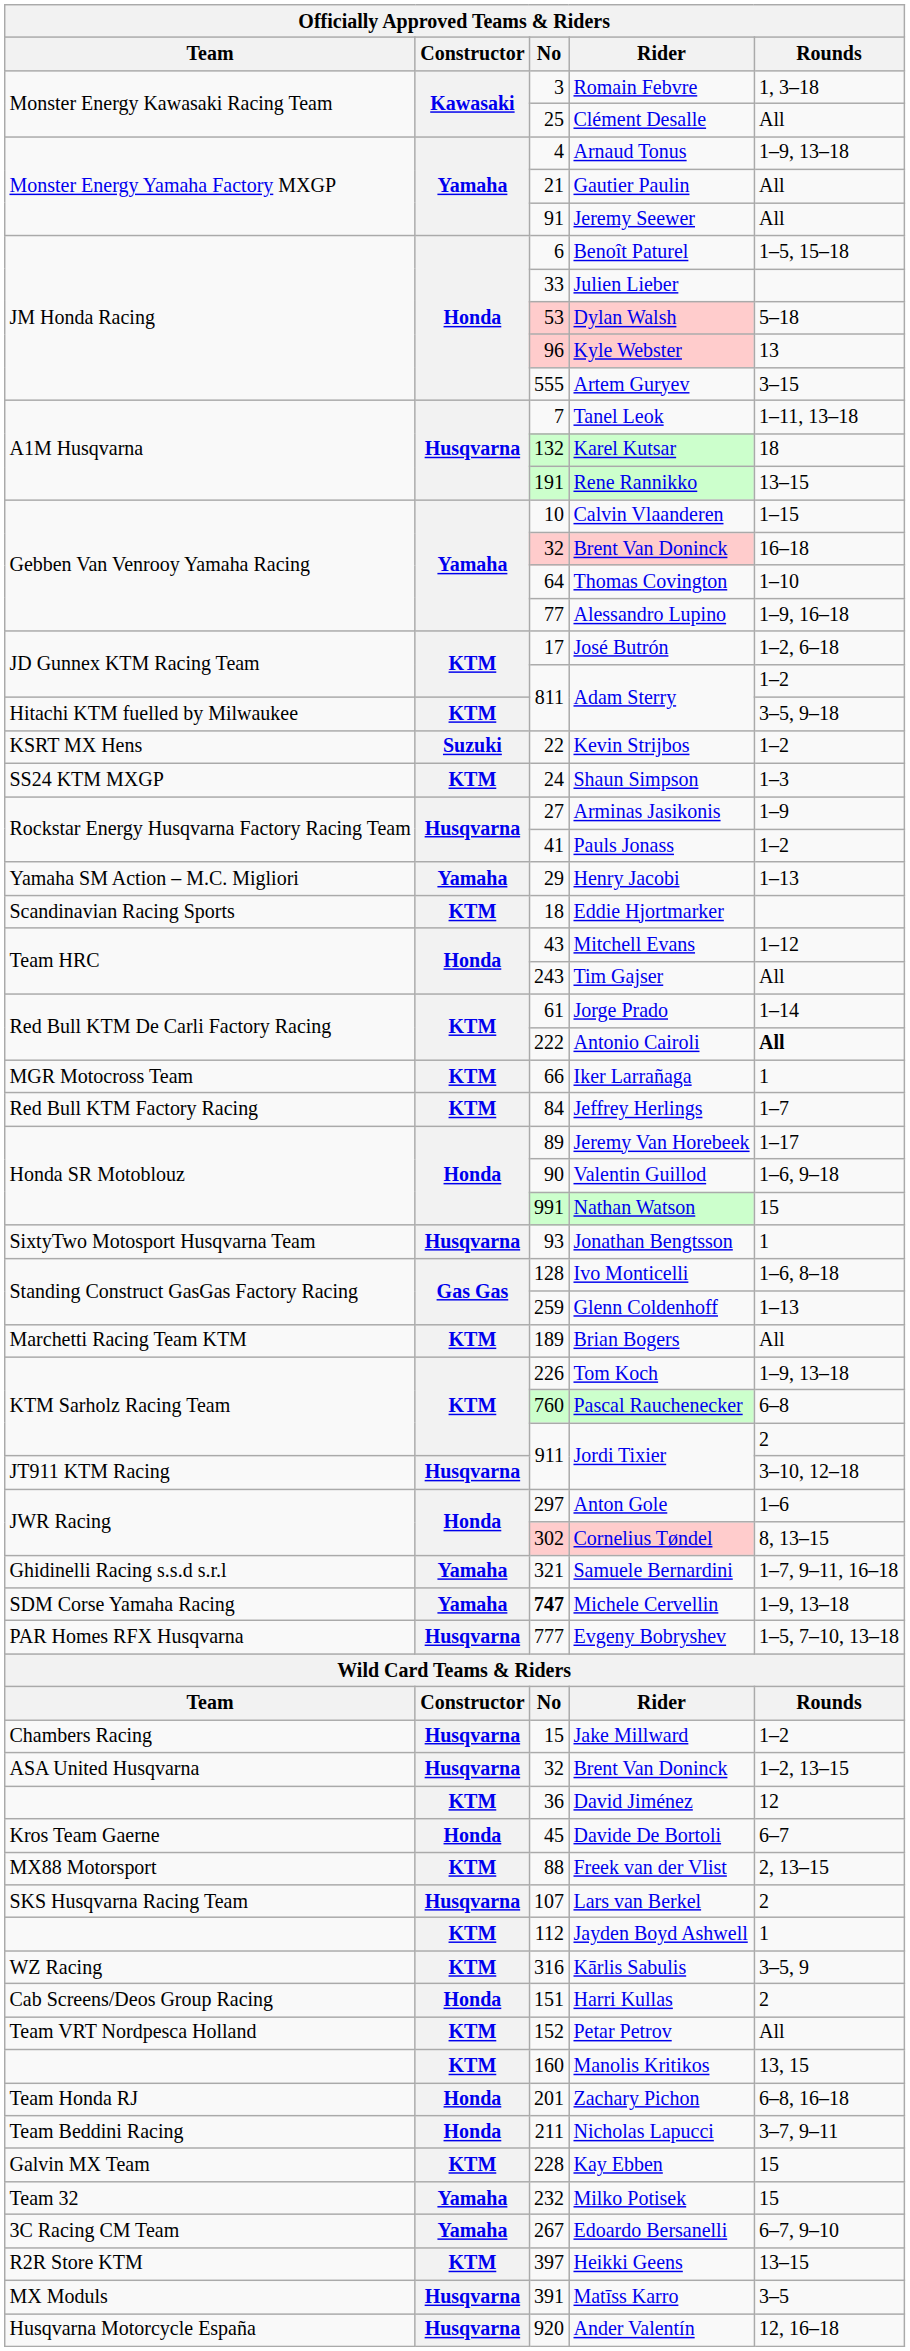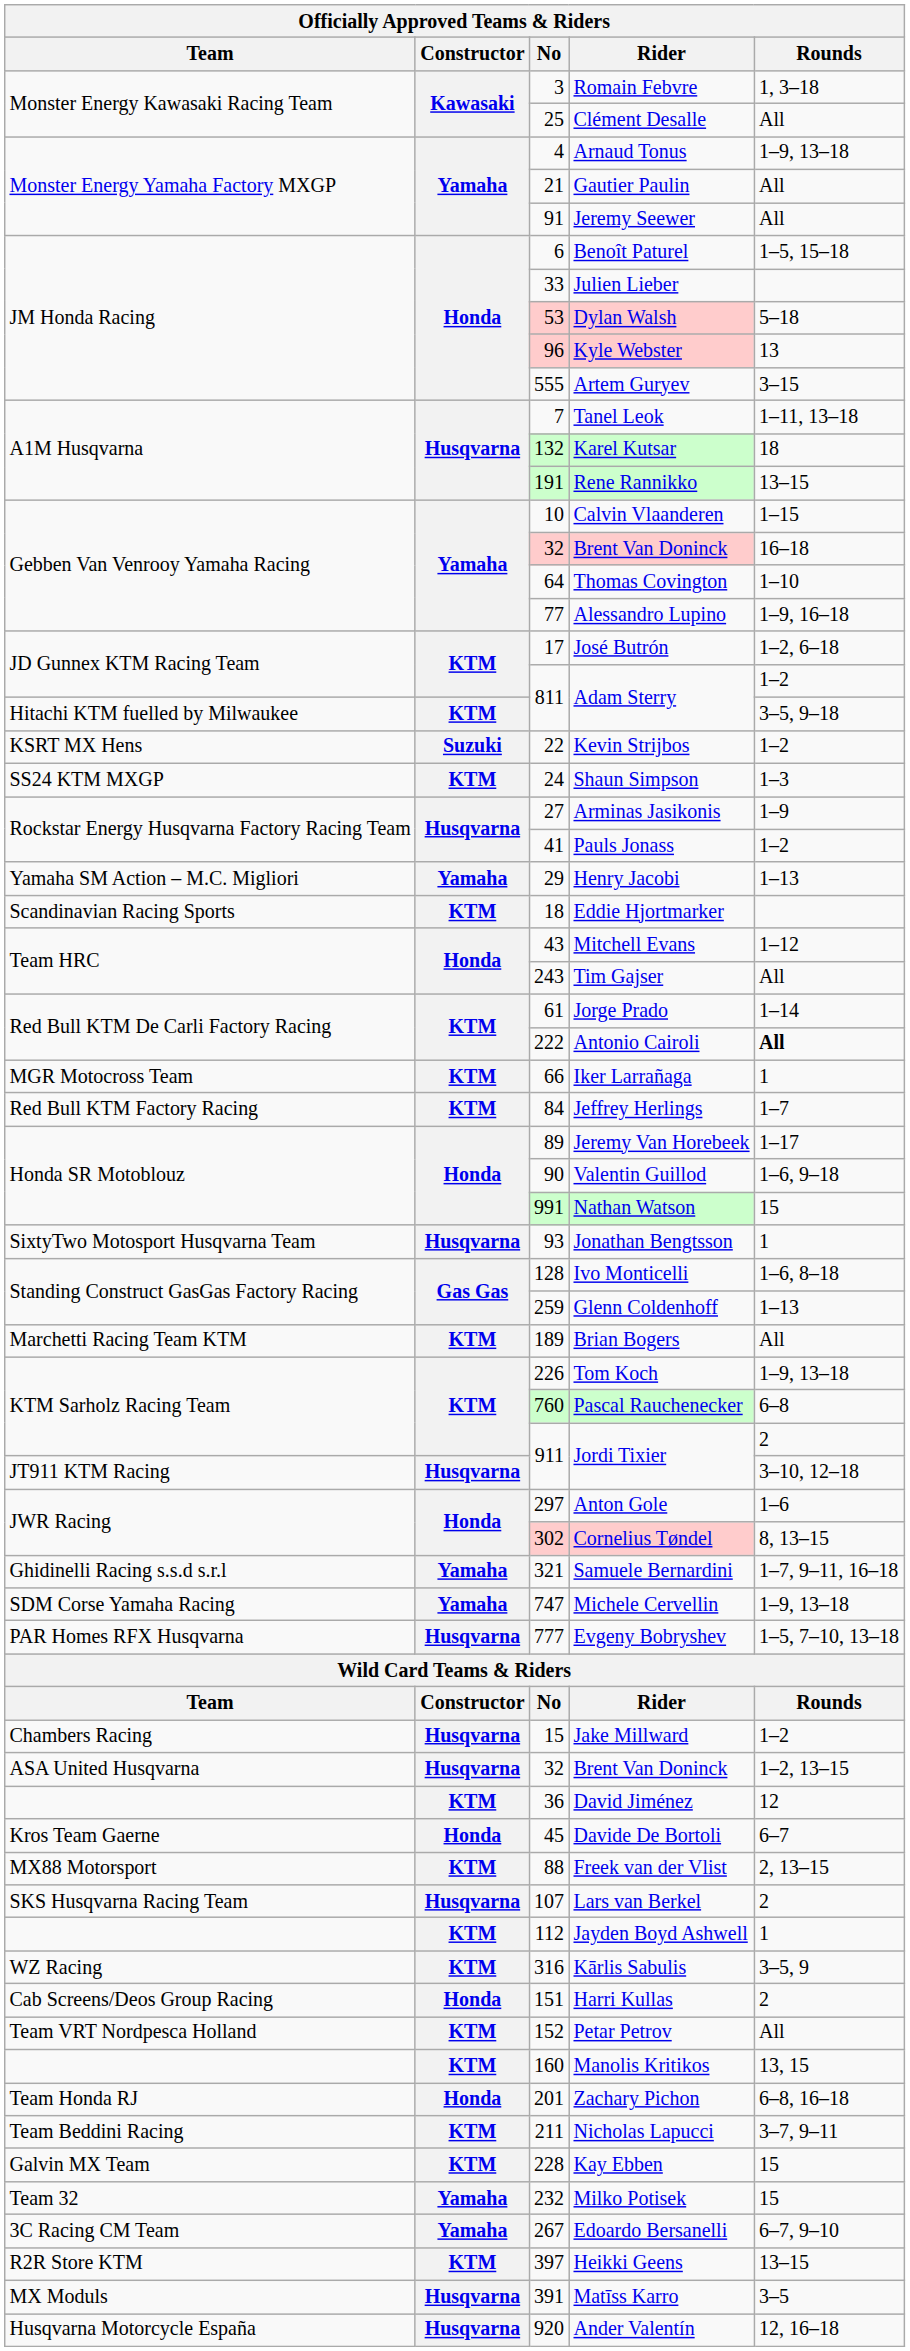(549, 1603) bold -> (549, 1603) normal
(472, 2131) Honda -> (472, 2131) KTM
